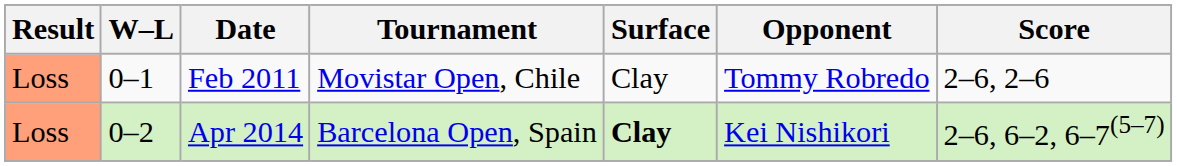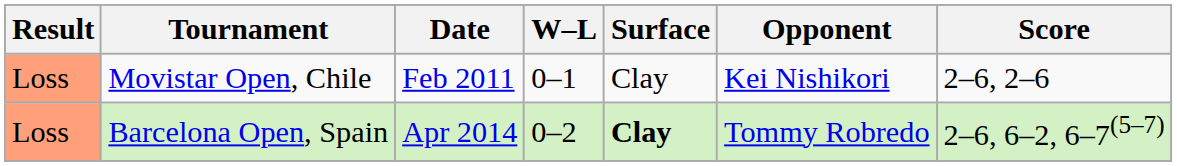columns swapped: (141, 28) <-> (457, 28)
(827, 77) Tommy Robredo -> (807, 77) Kei Nishikori
(807, 130) Kei Nishikori -> (827, 130) Tommy Robredo
